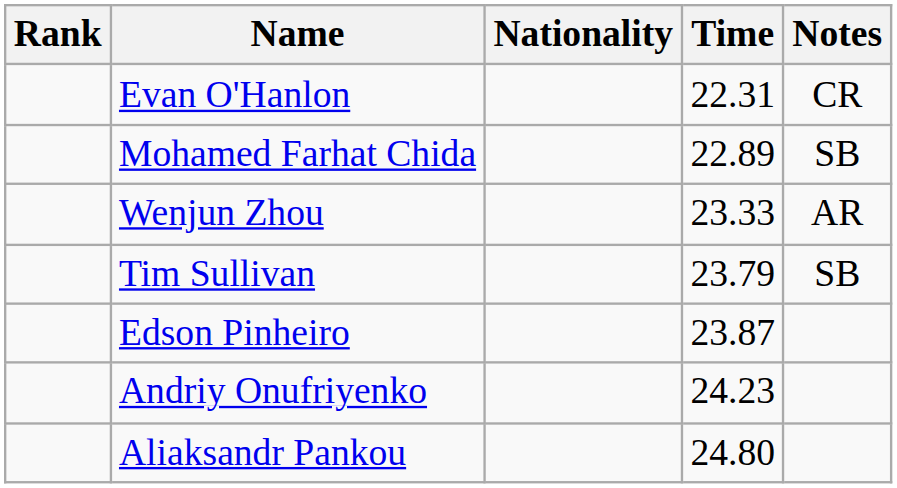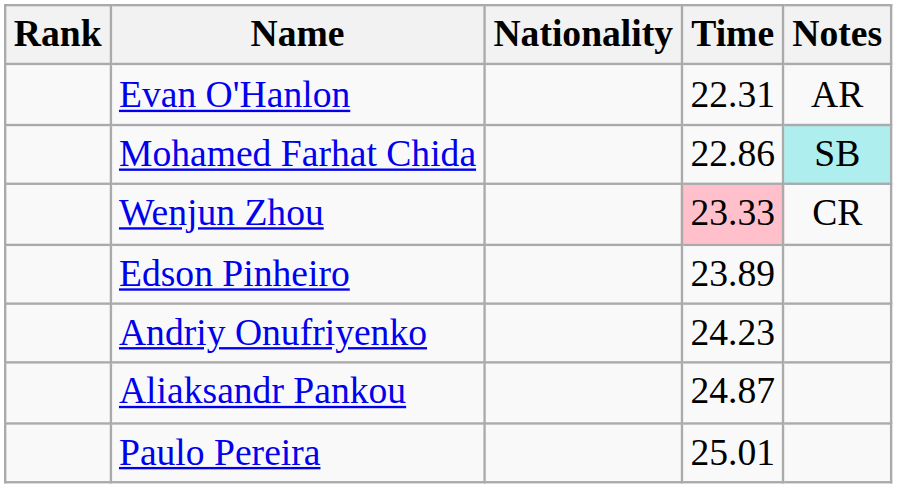(837, 93) CR -> (837, 93) AR
(733, 153) 22.89 -> (733, 153) 22.86
(837, 153) no background -> (837, 153) paleturquoise background
(733, 213) no background -> (733, 213) pink background
(837, 213) AR -> (837, 213) CR
- row: (217, 272)
(733, 332) 23.87 -> (733, 272) 23.89
(733, 451) 24.80 -> (733, 392) 24.87
+ row: (220, 451)
